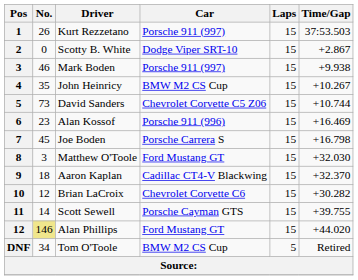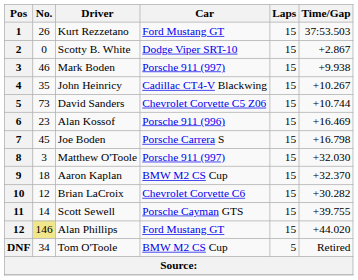(184, 31) Porsche 911 (997) -> (183, 31) Ford Mustang GT
(185, 85) BMW M2 CS Cup -> (205, 85) Cadillac CT4-V Blackwing
(183, 157) Ford Mustang GT -> (184, 157) Porsche 911 (997)
(205, 175) Cadillac CT4-V Blackwing -> (185, 175) BMW M2 CS Cup
